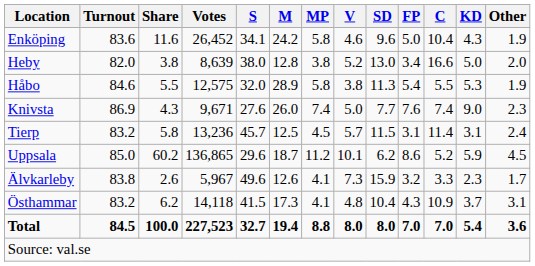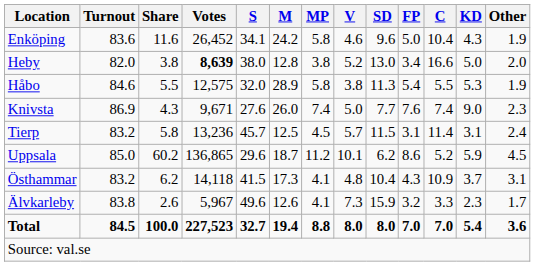(217, 62) normal -> (217, 62) bold
rows swapped: (41, 179) <-> (42, 202)
